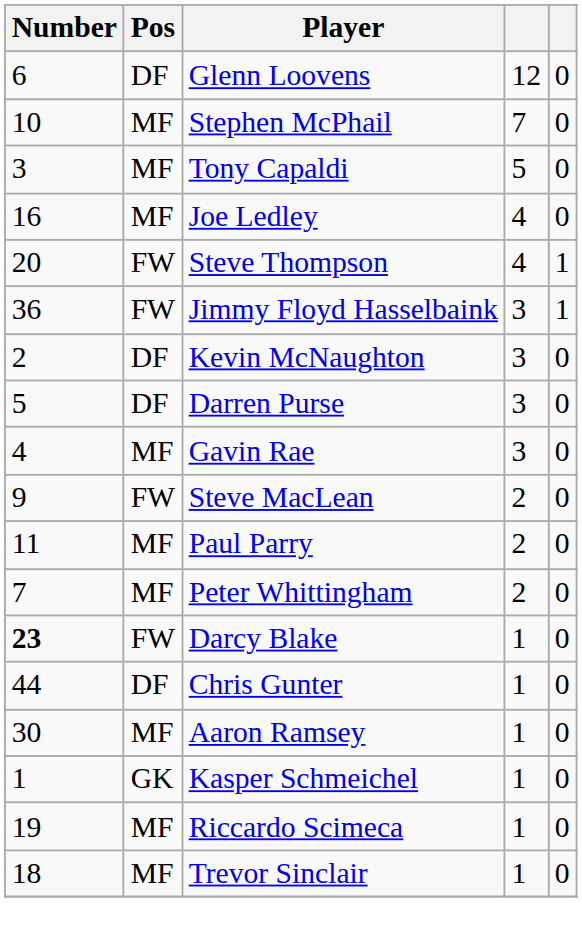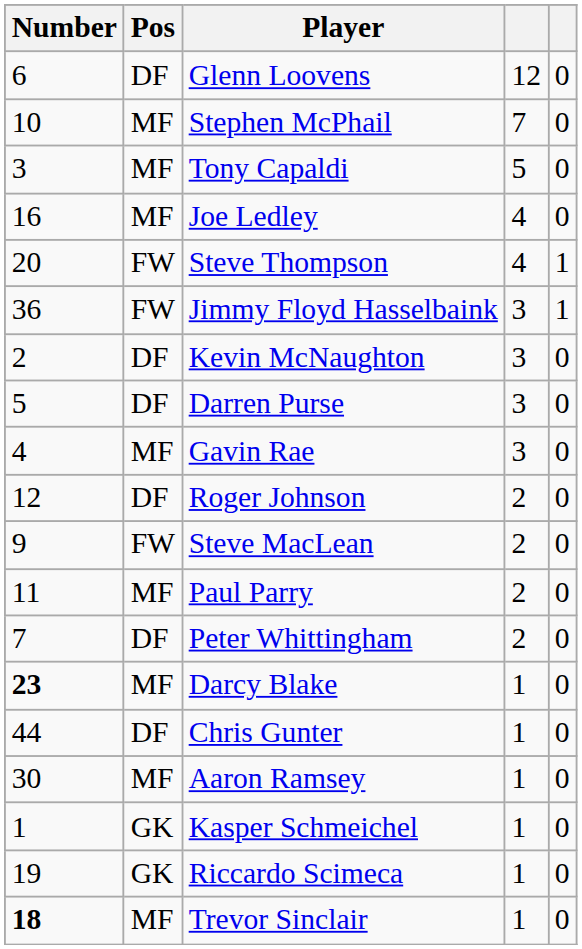+ row: (277, 497)
(152, 591) MF -> (150, 638) DF
(153, 638) FW -> (152, 685) MF
(152, 826) MF -> (152, 872) GK
(27, 872) normal -> (27, 919) bold
